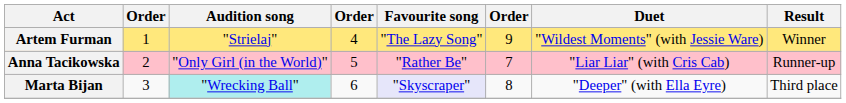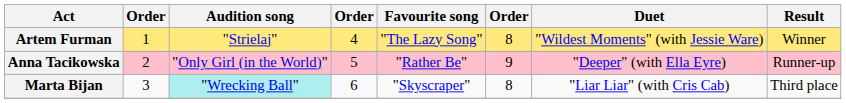(509, 39) 9 -> (509, 39) 8
(509, 62) 7 -> (509, 62) 9
(649, 62) "Liar Liar" (with Cris Cab) -> (649, 62) "Deeper" (with Ella Eyre)
(431, 86) lavender background -> (431, 86) no background
(649, 86) "Deeper" (with Ella Eyre) -> (649, 86) "Liar Liar" (with Cris Cab)
